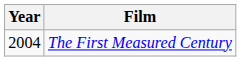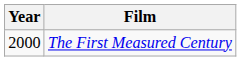(24, 42) 2004 -> (24, 42) 2000
